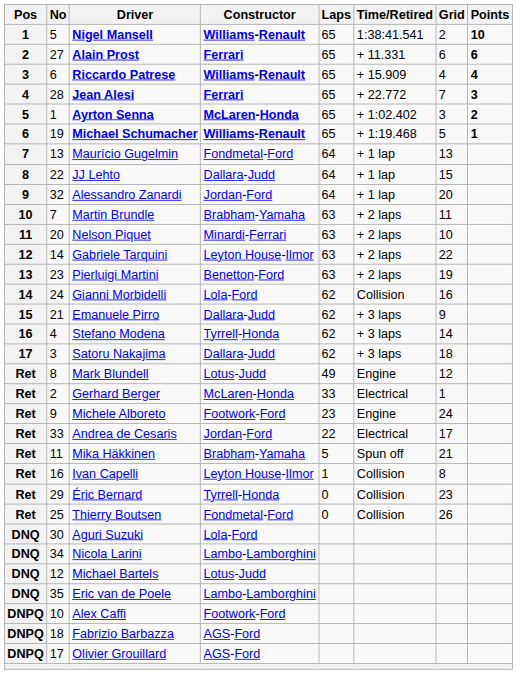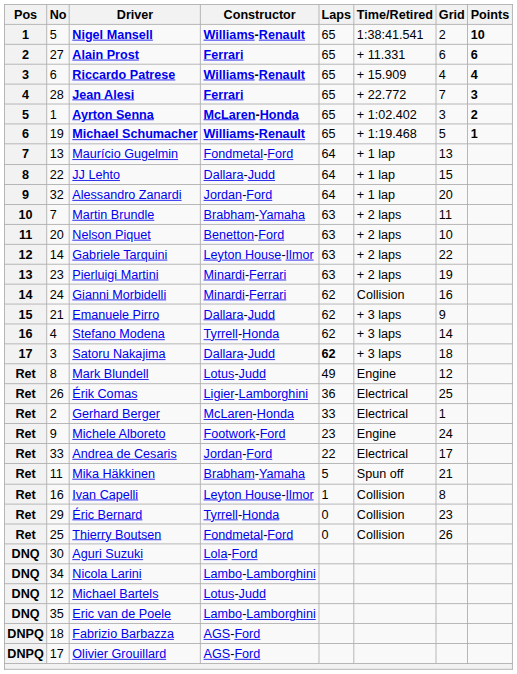(245, 234) Minardi-Ferrari -> (244, 234) Benetton-Ford
(244, 274) Benetton-Ford -> (245, 274) Minardi-Ferrari
(231, 294) Lola-Ford -> (245, 294) Minardi-Ferrari
(329, 354) normal -> (329, 354) bold
+ row: (105, 394)
- row: (99, 614)
